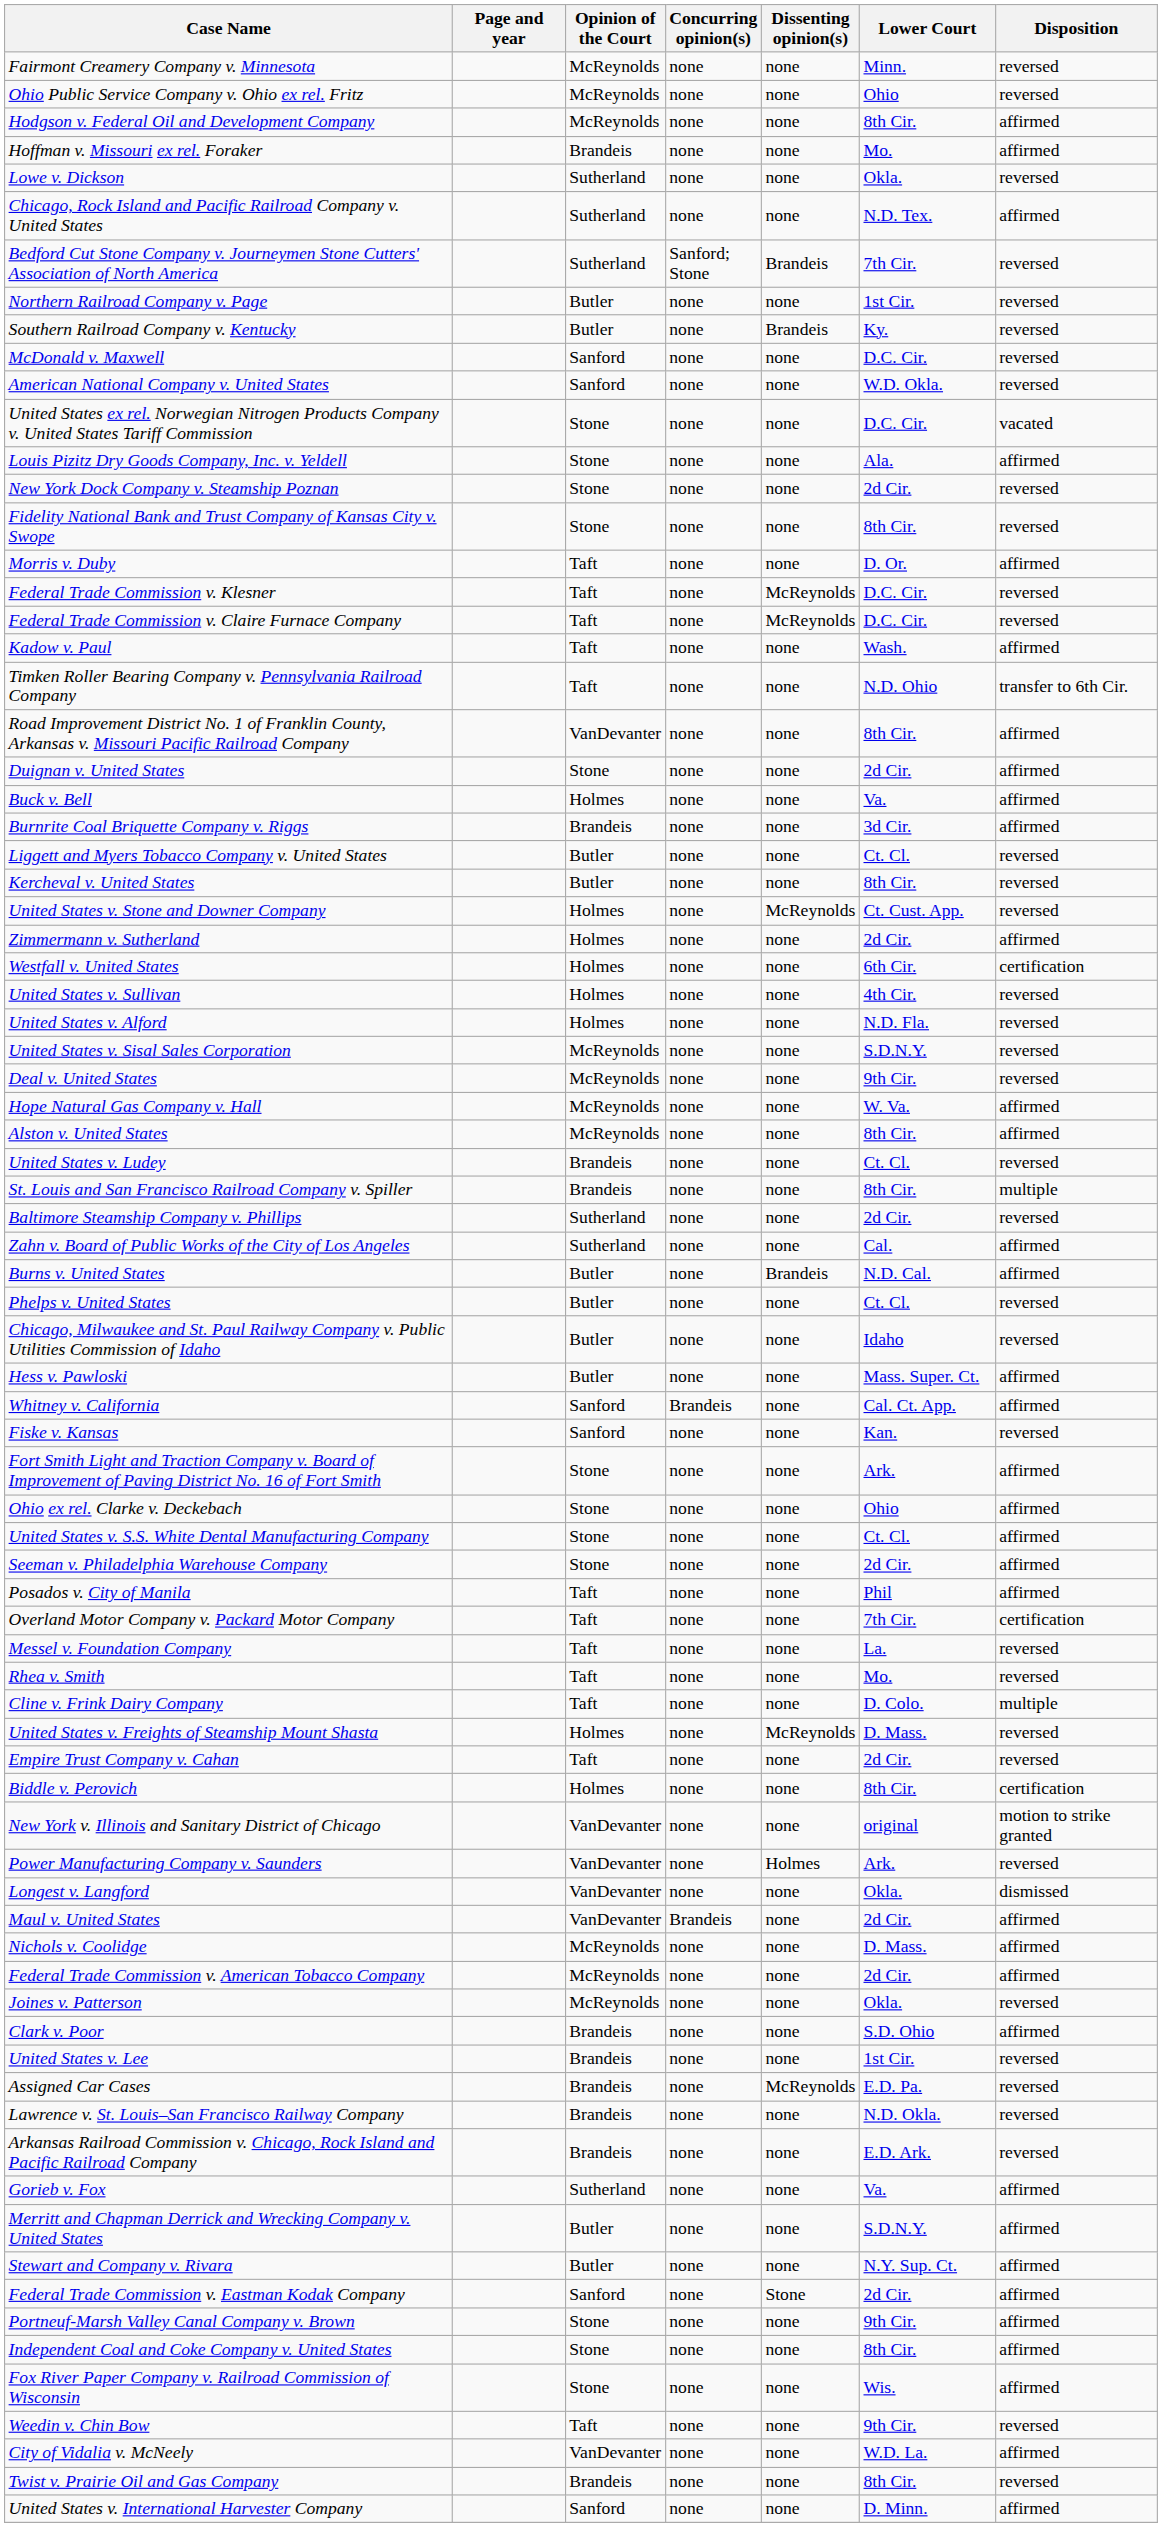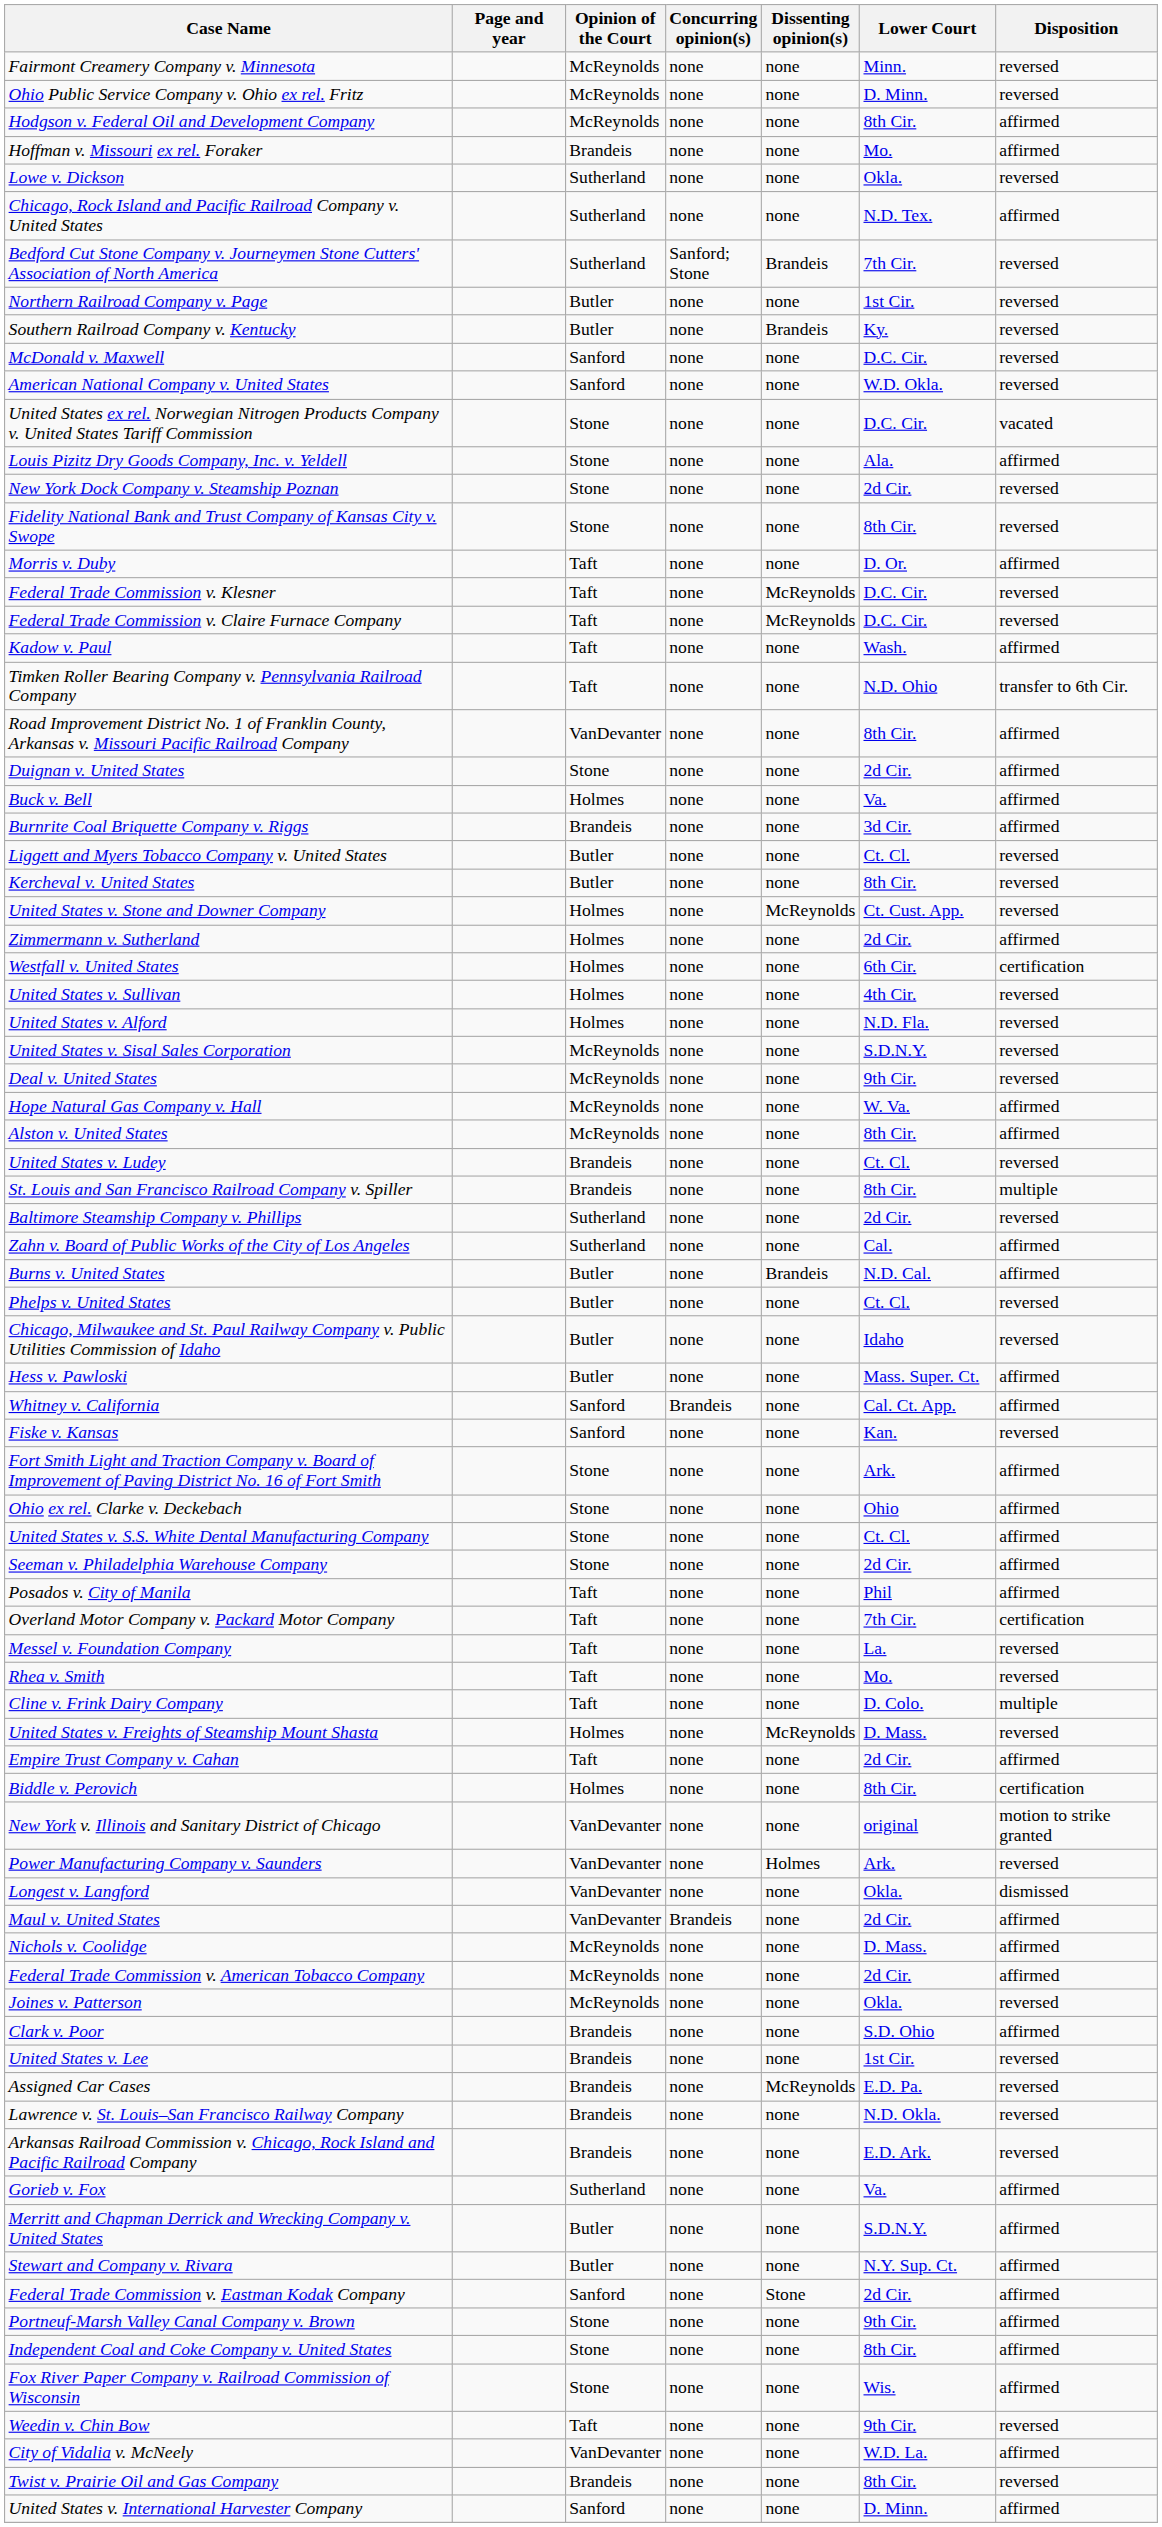(881, 94) Ohio -> (896, 94) D. Minn.
(1029, 1759) reversed -> (1029, 1759) affirmed
